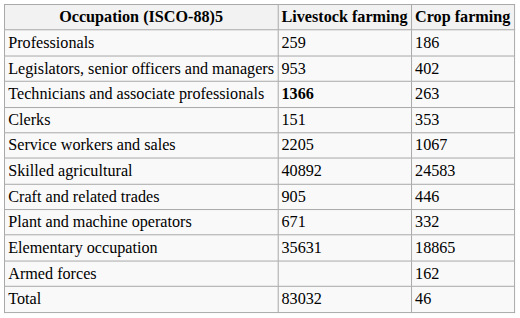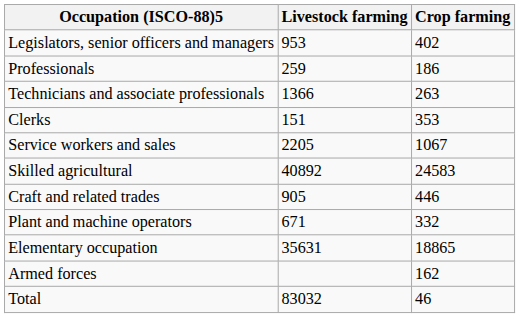rows swapped: (141, 68) <-> (51, 42)
(298, 94) bold -> (298, 94) normal
